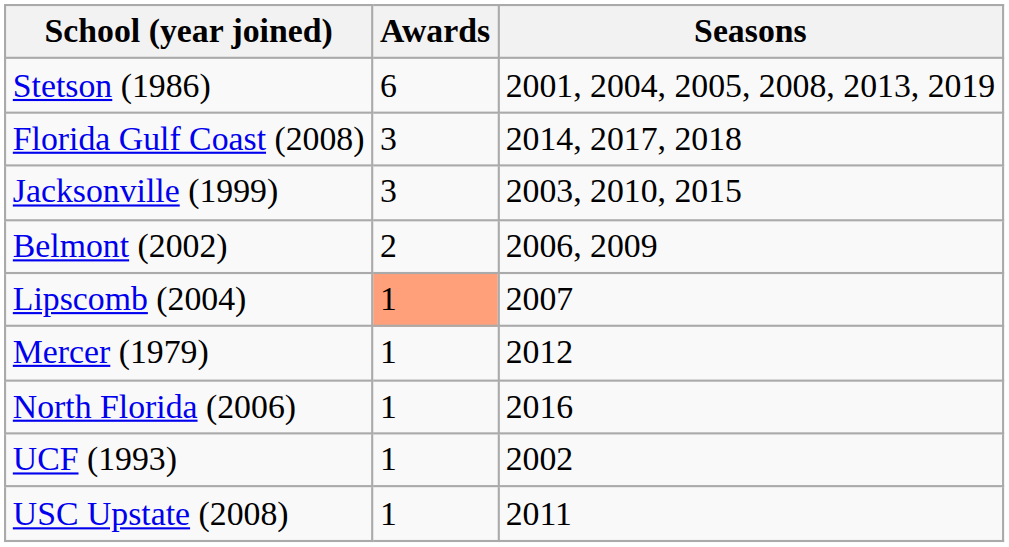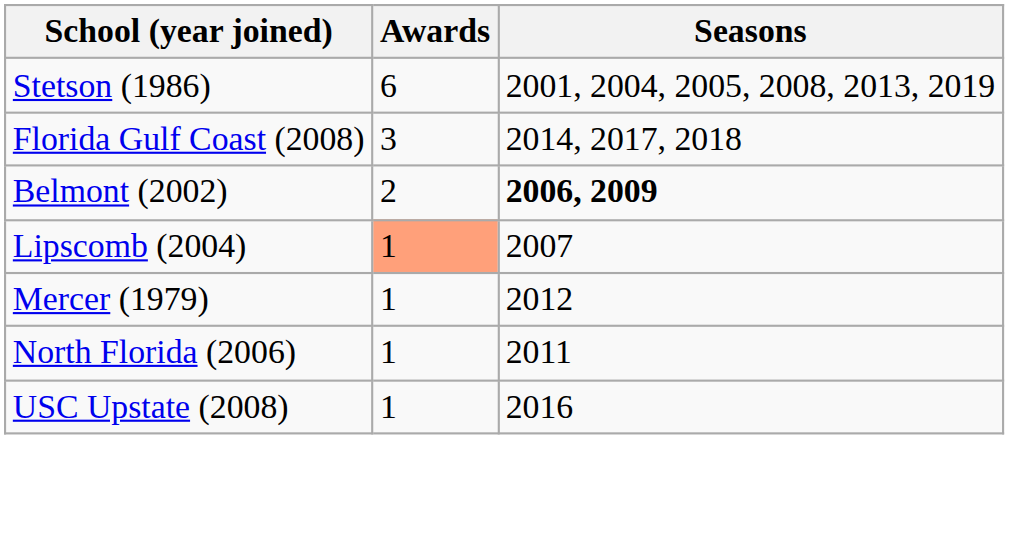- row: (146, 191)
(582, 245) normal -> (582, 191) bold
(539, 406) 2016 -> (539, 352) 2011
- row: (95, 459)
(539, 513) 2011 -> (539, 406) 2016
